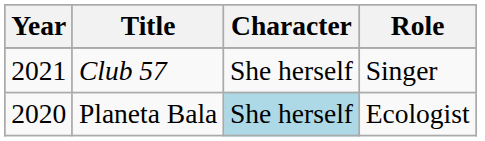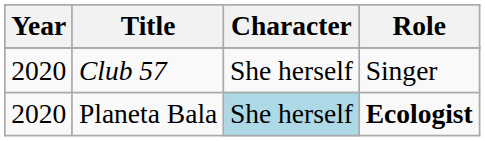(39, 69) 2021 -> (39, 69) 2020
(418, 113) normal -> (419, 113) bold
